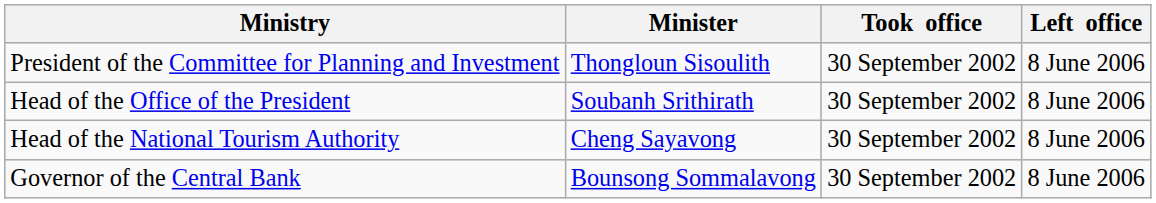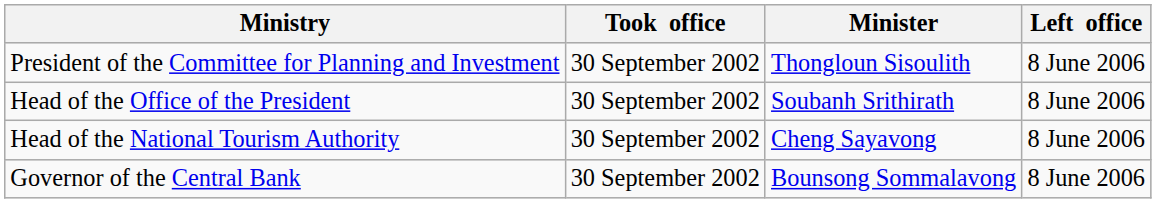columns swapped: (693, 23) <-> (922, 23)
